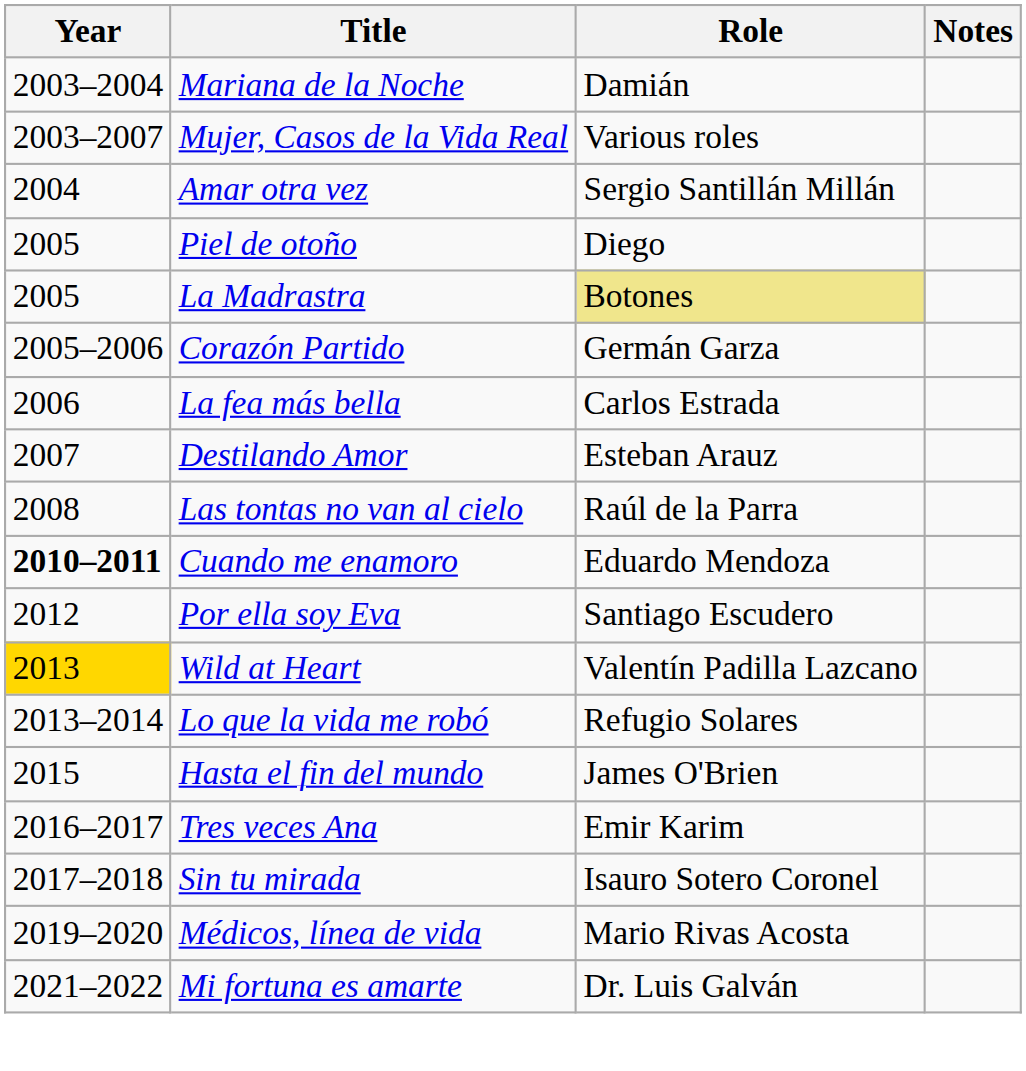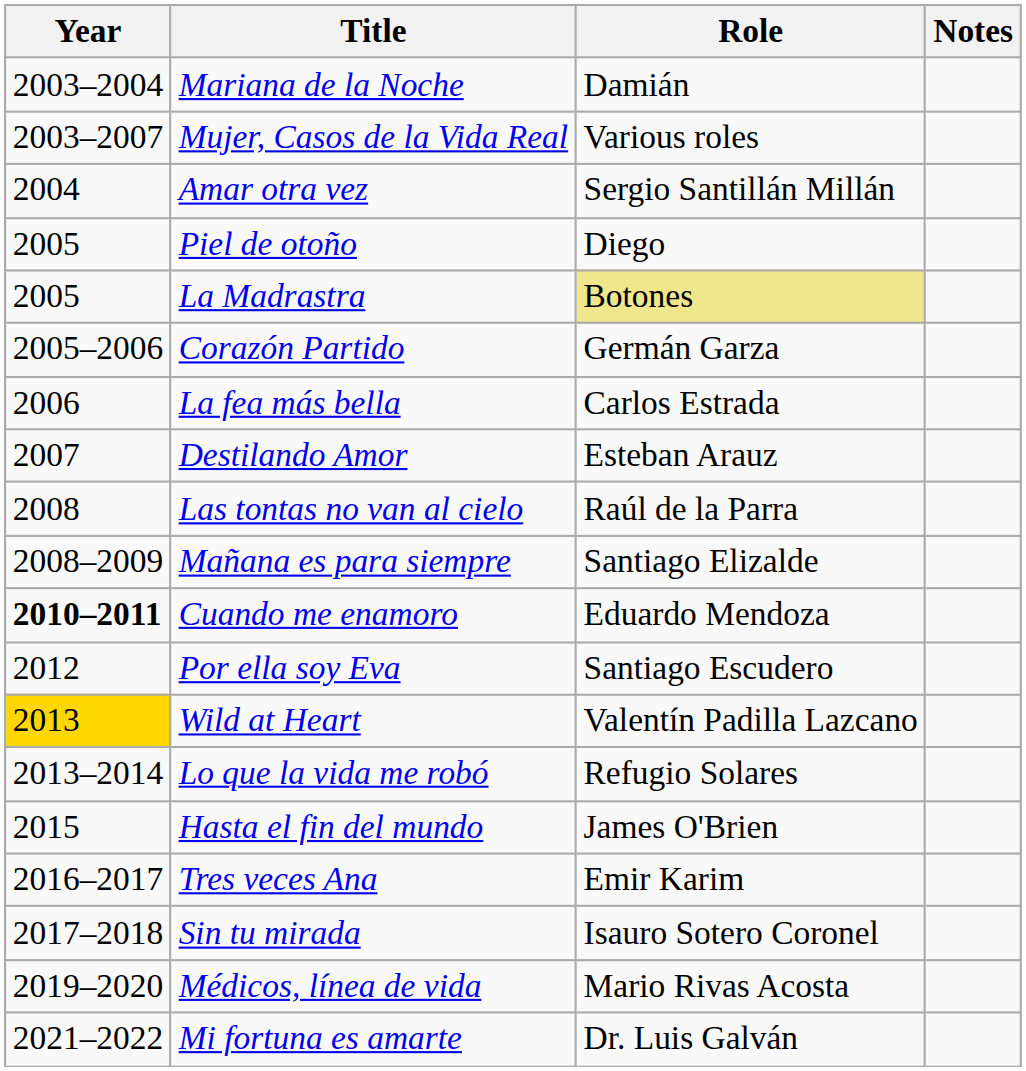+ row: (345, 561)
